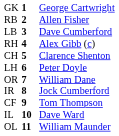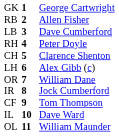(67, 43) Alex Gibb (c) -> (63, 43) Peter Doyle
(63, 67) Peter Doyle -> (67, 67) Alex Gibb (c)
